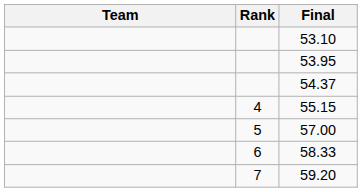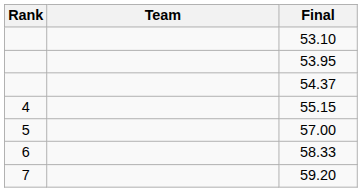columns swapped: (257, 15) <-> (120, 15)
